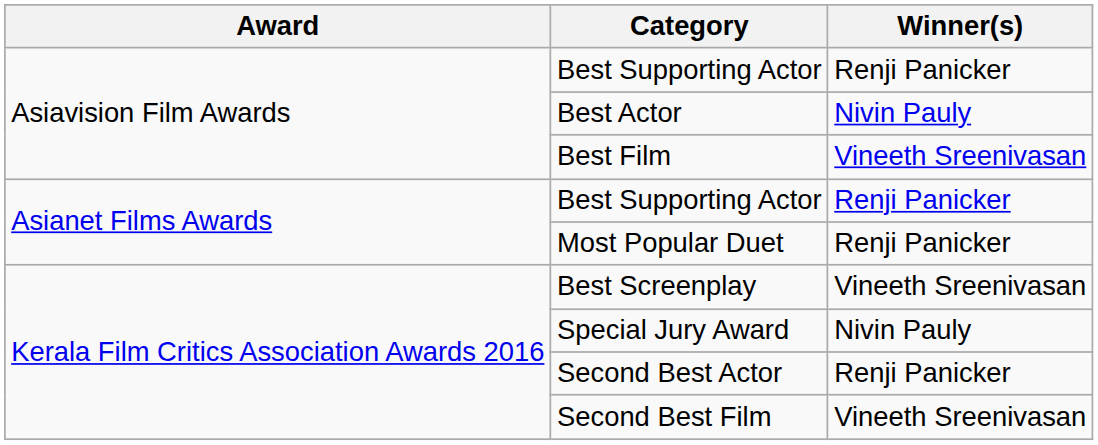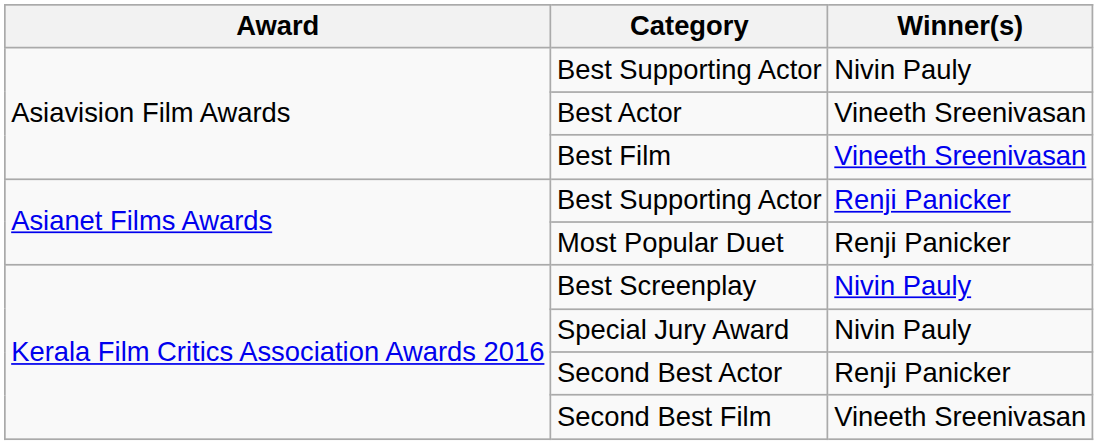(922, 69) Renji Panicker -> (903, 69) Nivin Pauly
(903, 112) Nivin Pauly -> (960, 112) Vineeth Sreenivasan
(960, 286) Vineeth Sreenivasan -> (903, 286) Nivin Pauly
